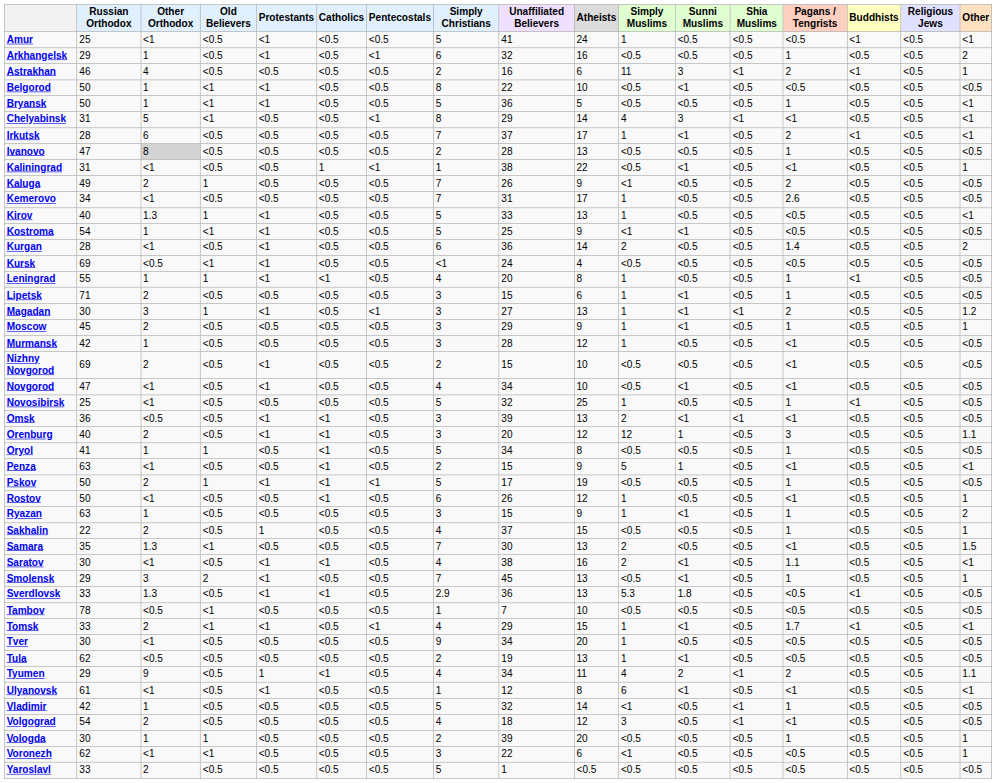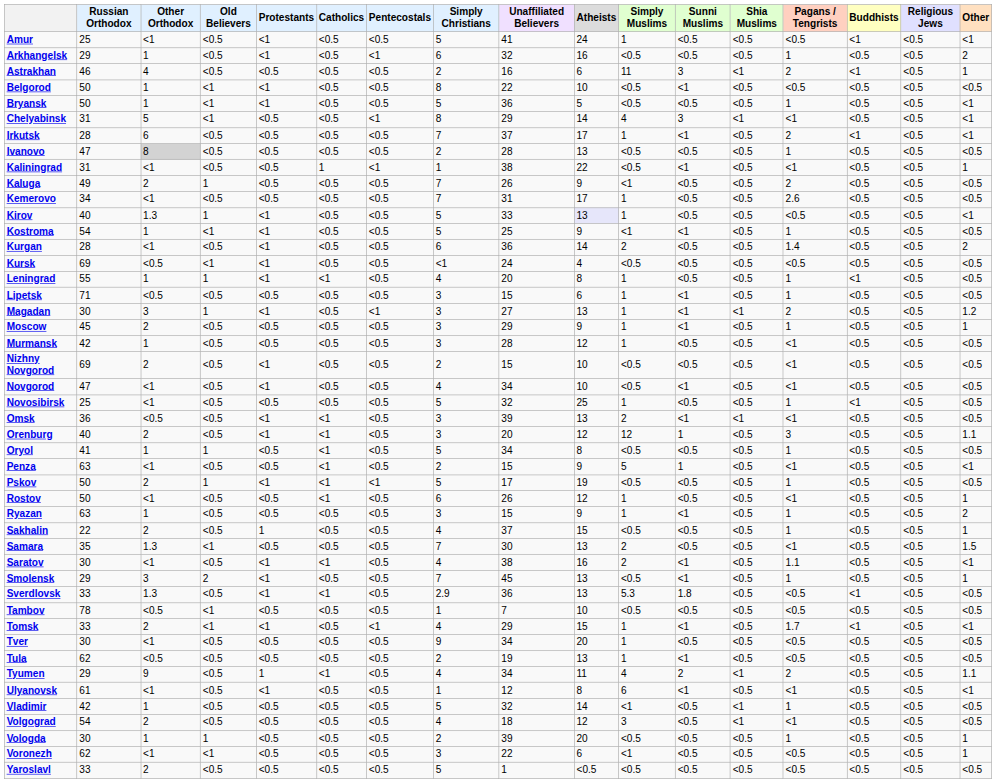(582, 215) no background -> (582, 215) lavender background
(796, 231) <0.5 -> (788, 231) 1
(146, 295) 2 -> (153, 295) <0.5
